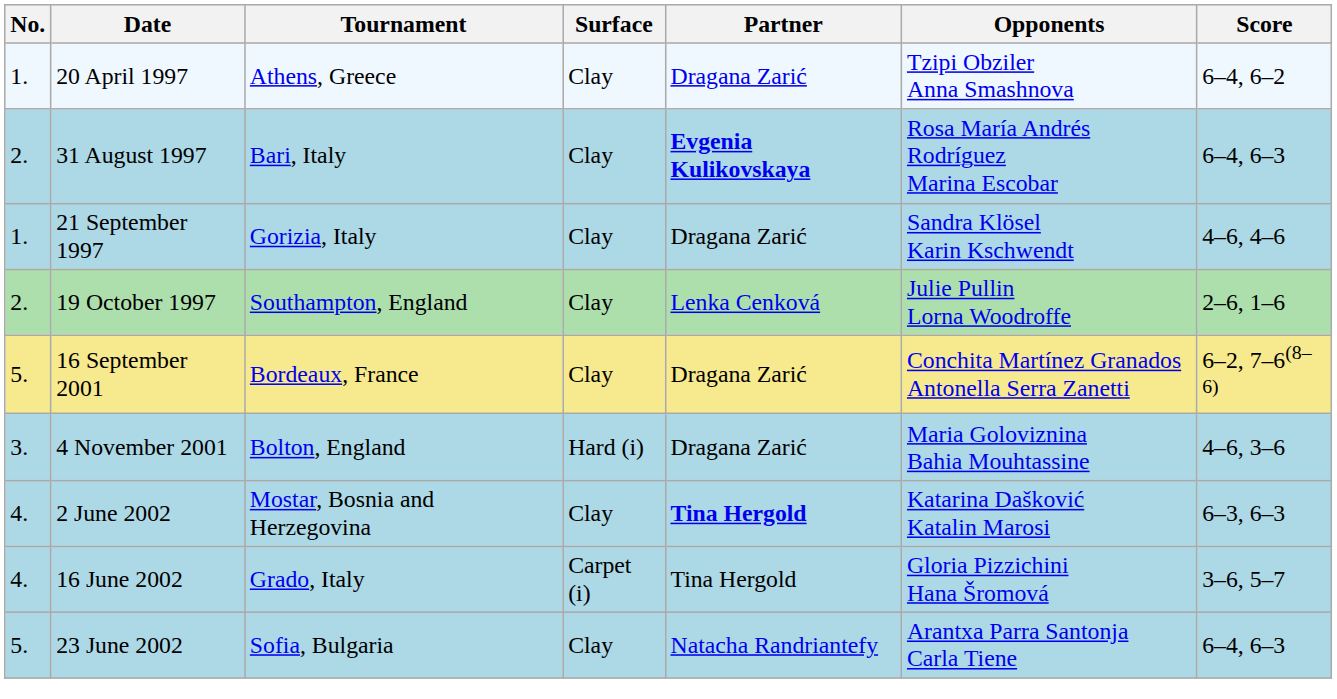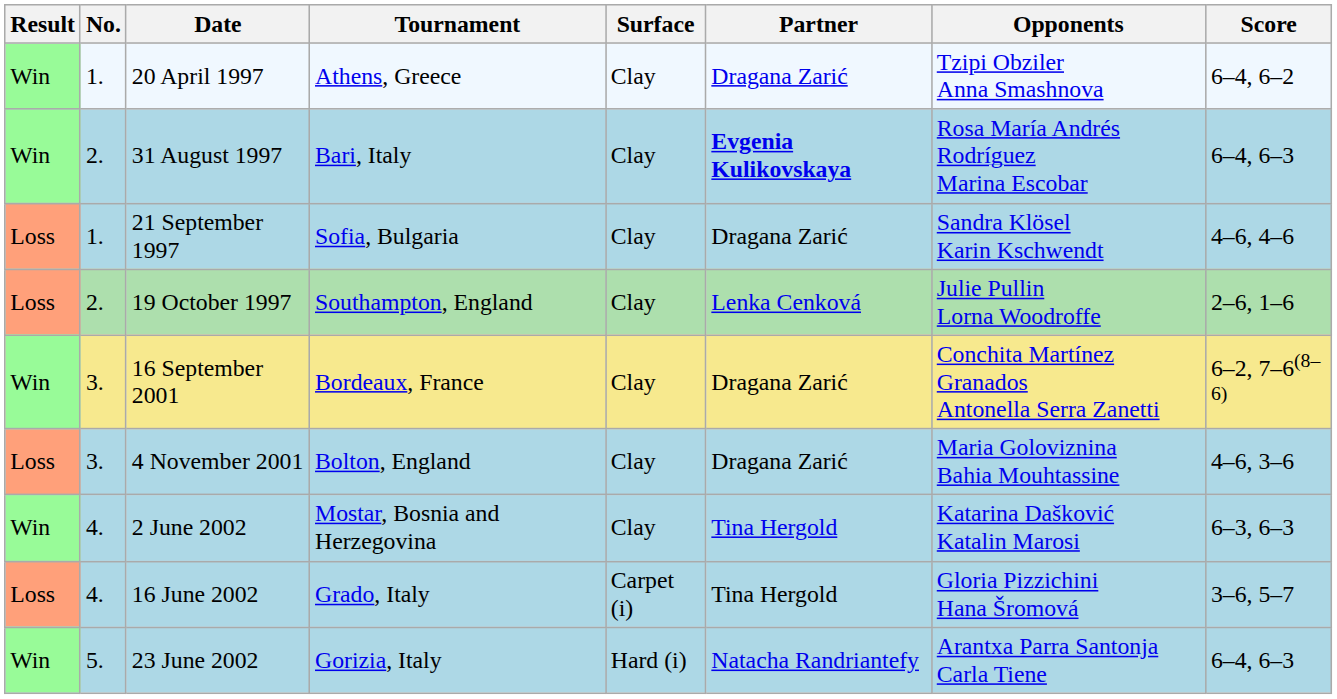+ column: (43, 23)
(313, 235) Gorizia, Italy -> (387, 235) Sofia, Bulgaria
(19, 373) 5. -> (95, 381) 3.
(606, 446) Hard (i) -> (633, 461) Clay
(739, 512) bold -> (774, 527) normal
(322, 644) Sofia, Bulgaria -> (378, 659) Gorizia, Italy
(591, 644) Clay -> (649, 659) Hard (i)
